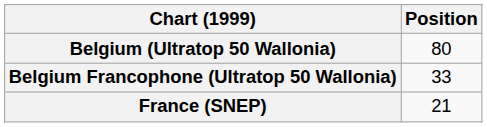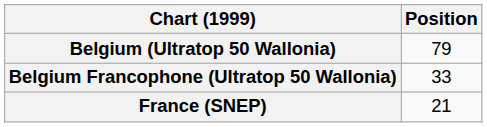(441, 48) 80 -> (441, 48) 79
